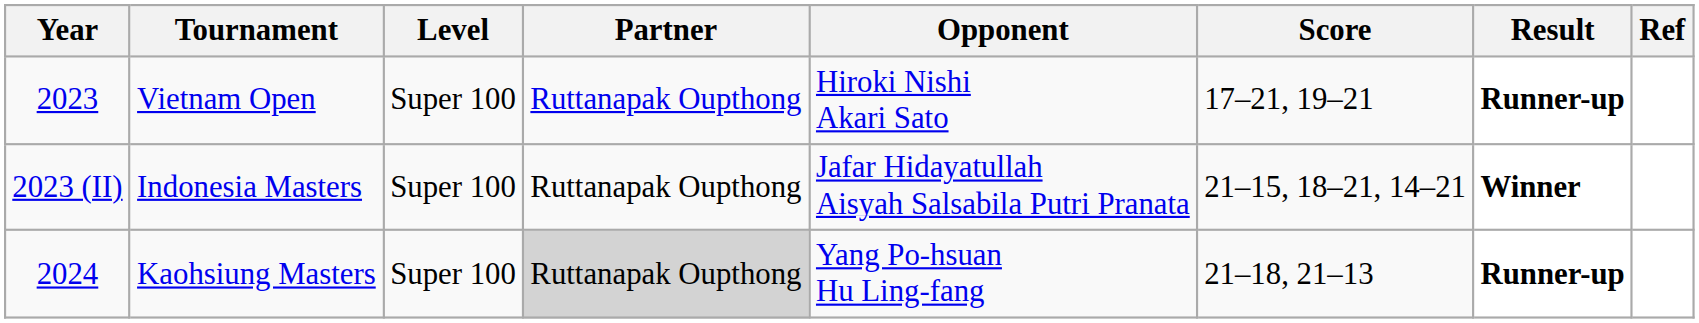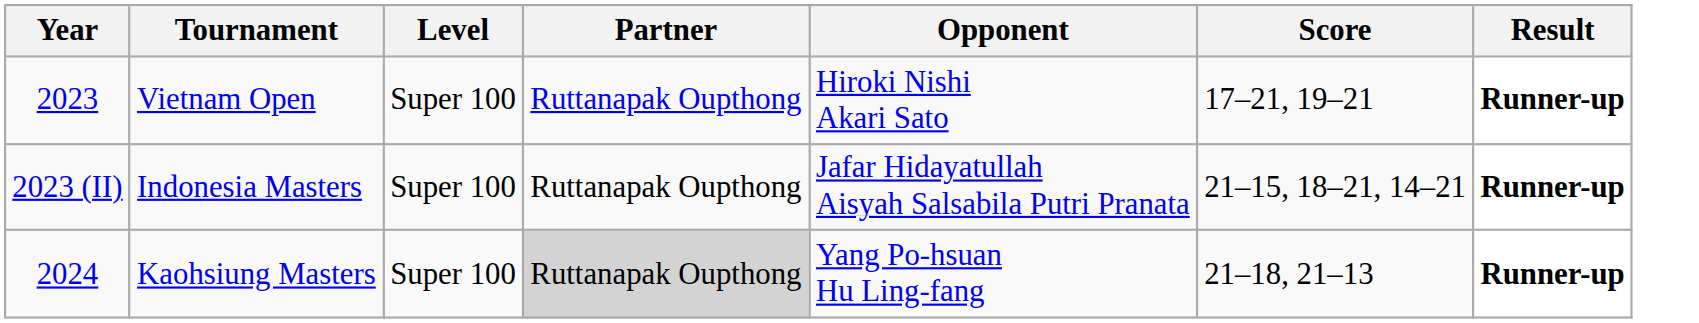- column: (1662, 30)
(1531, 186) Winner -> (1553, 186) Runner-up
